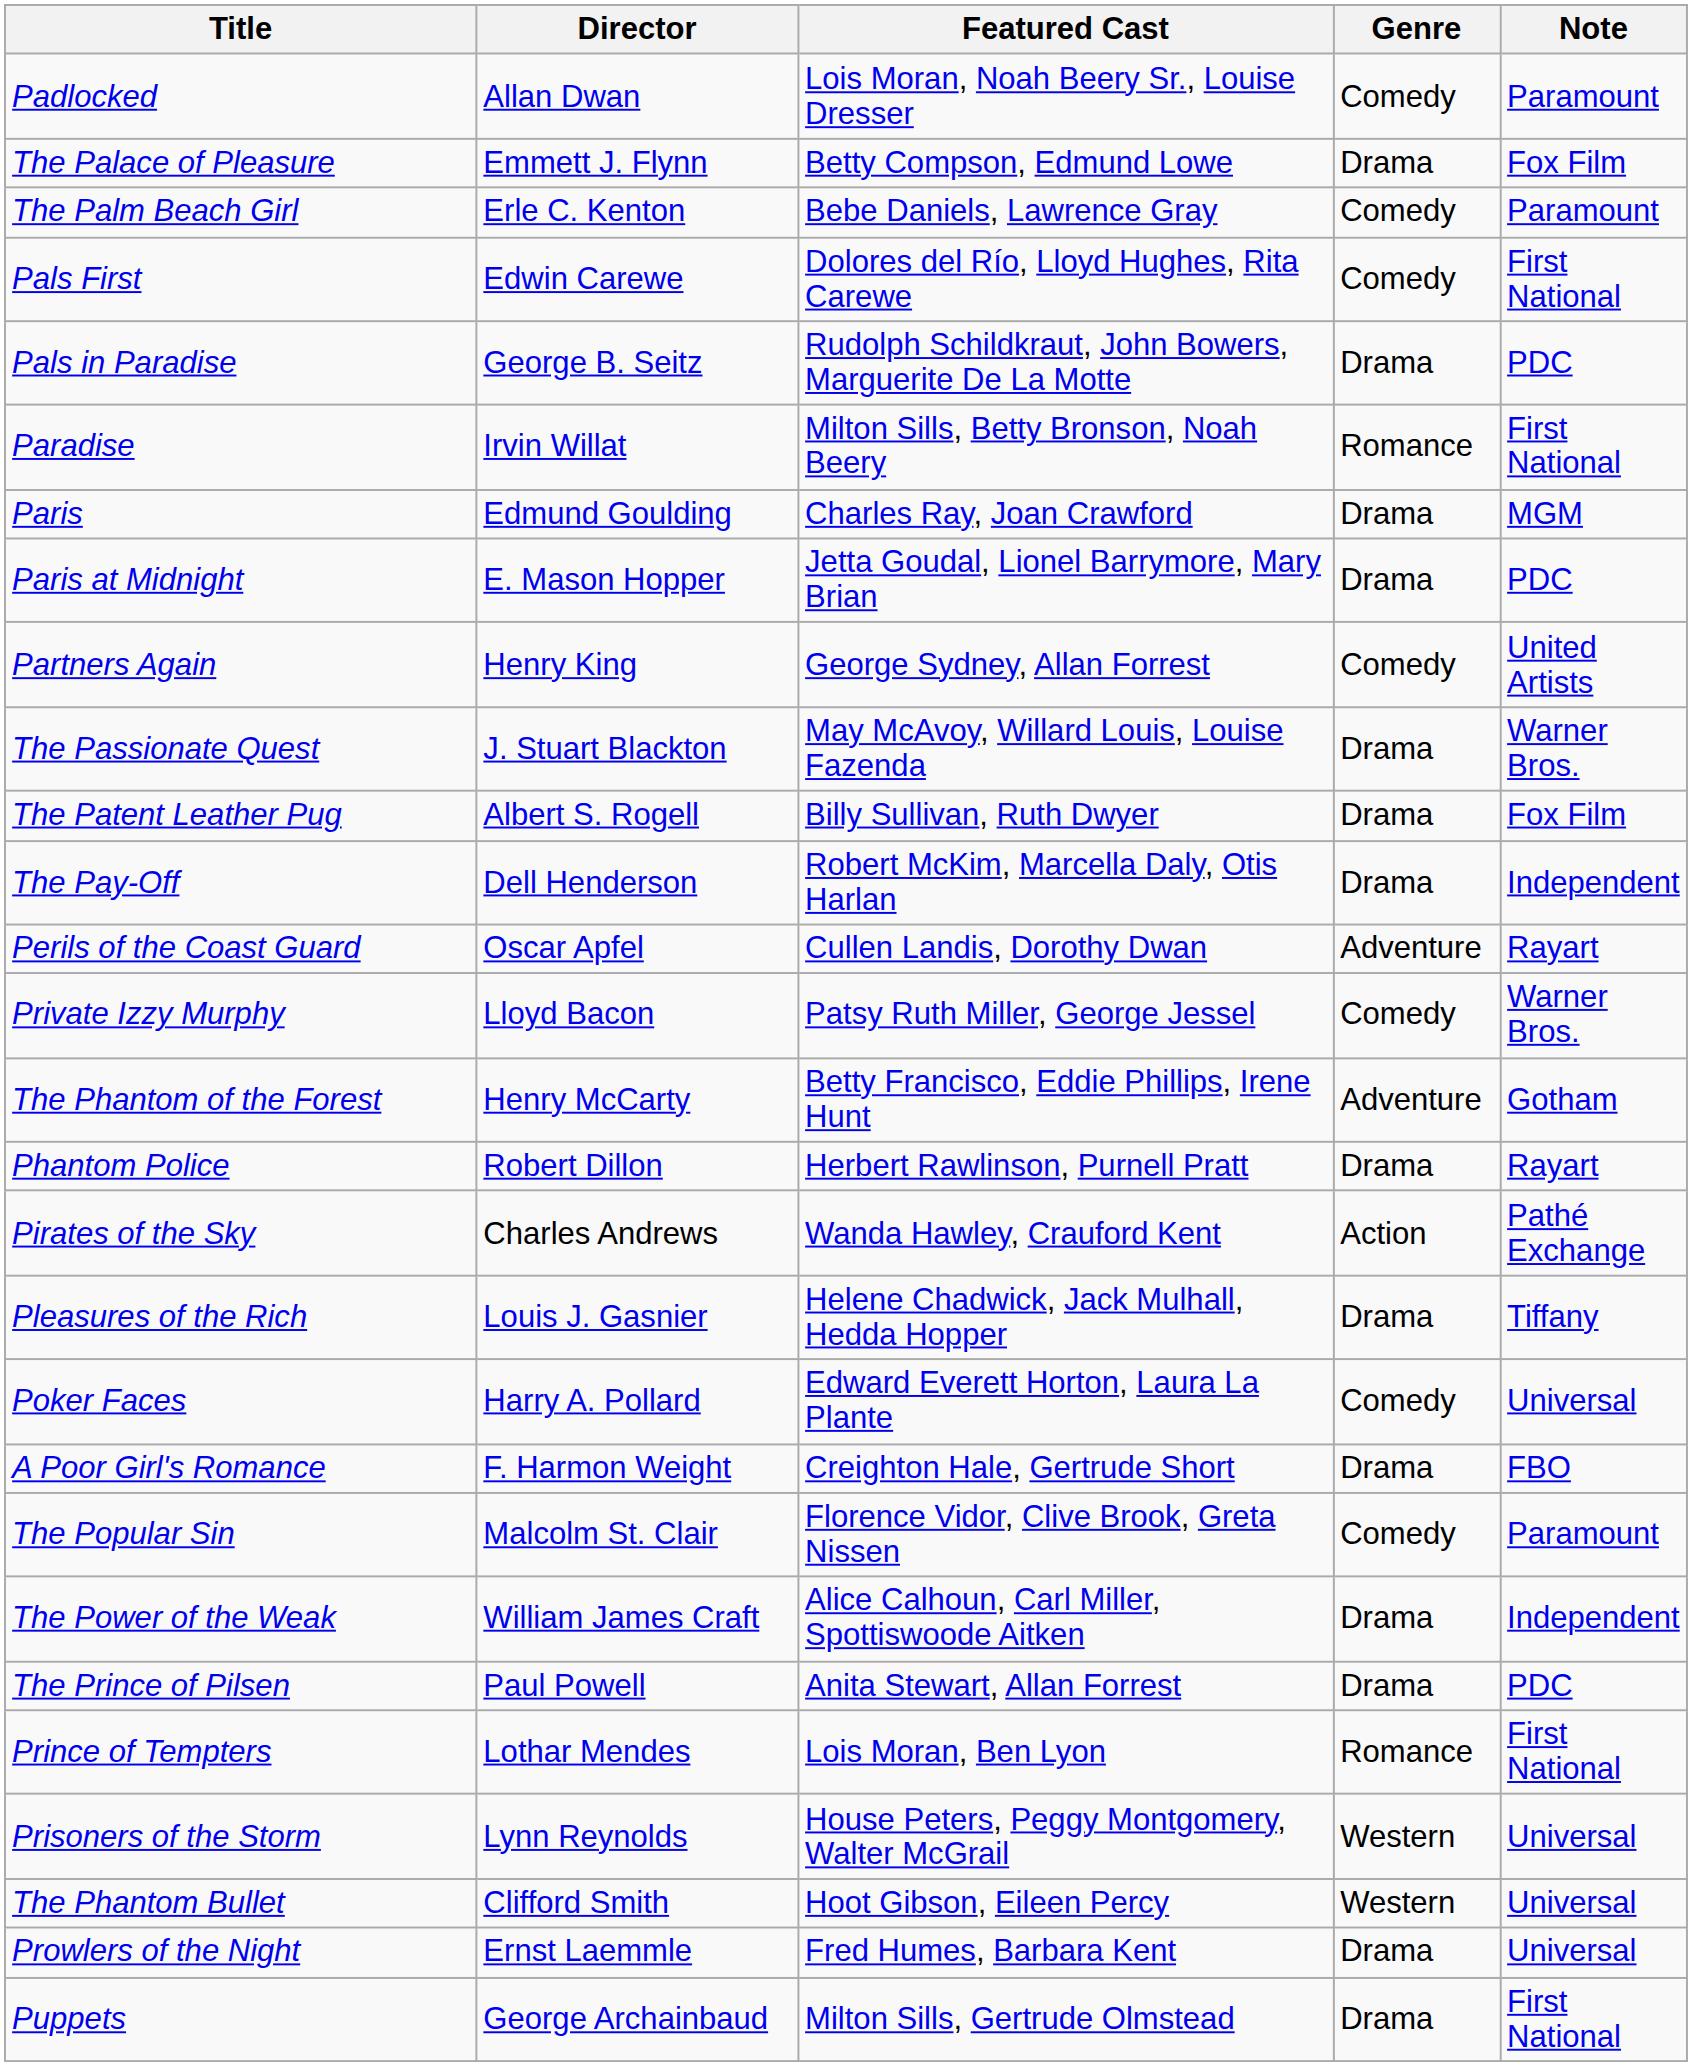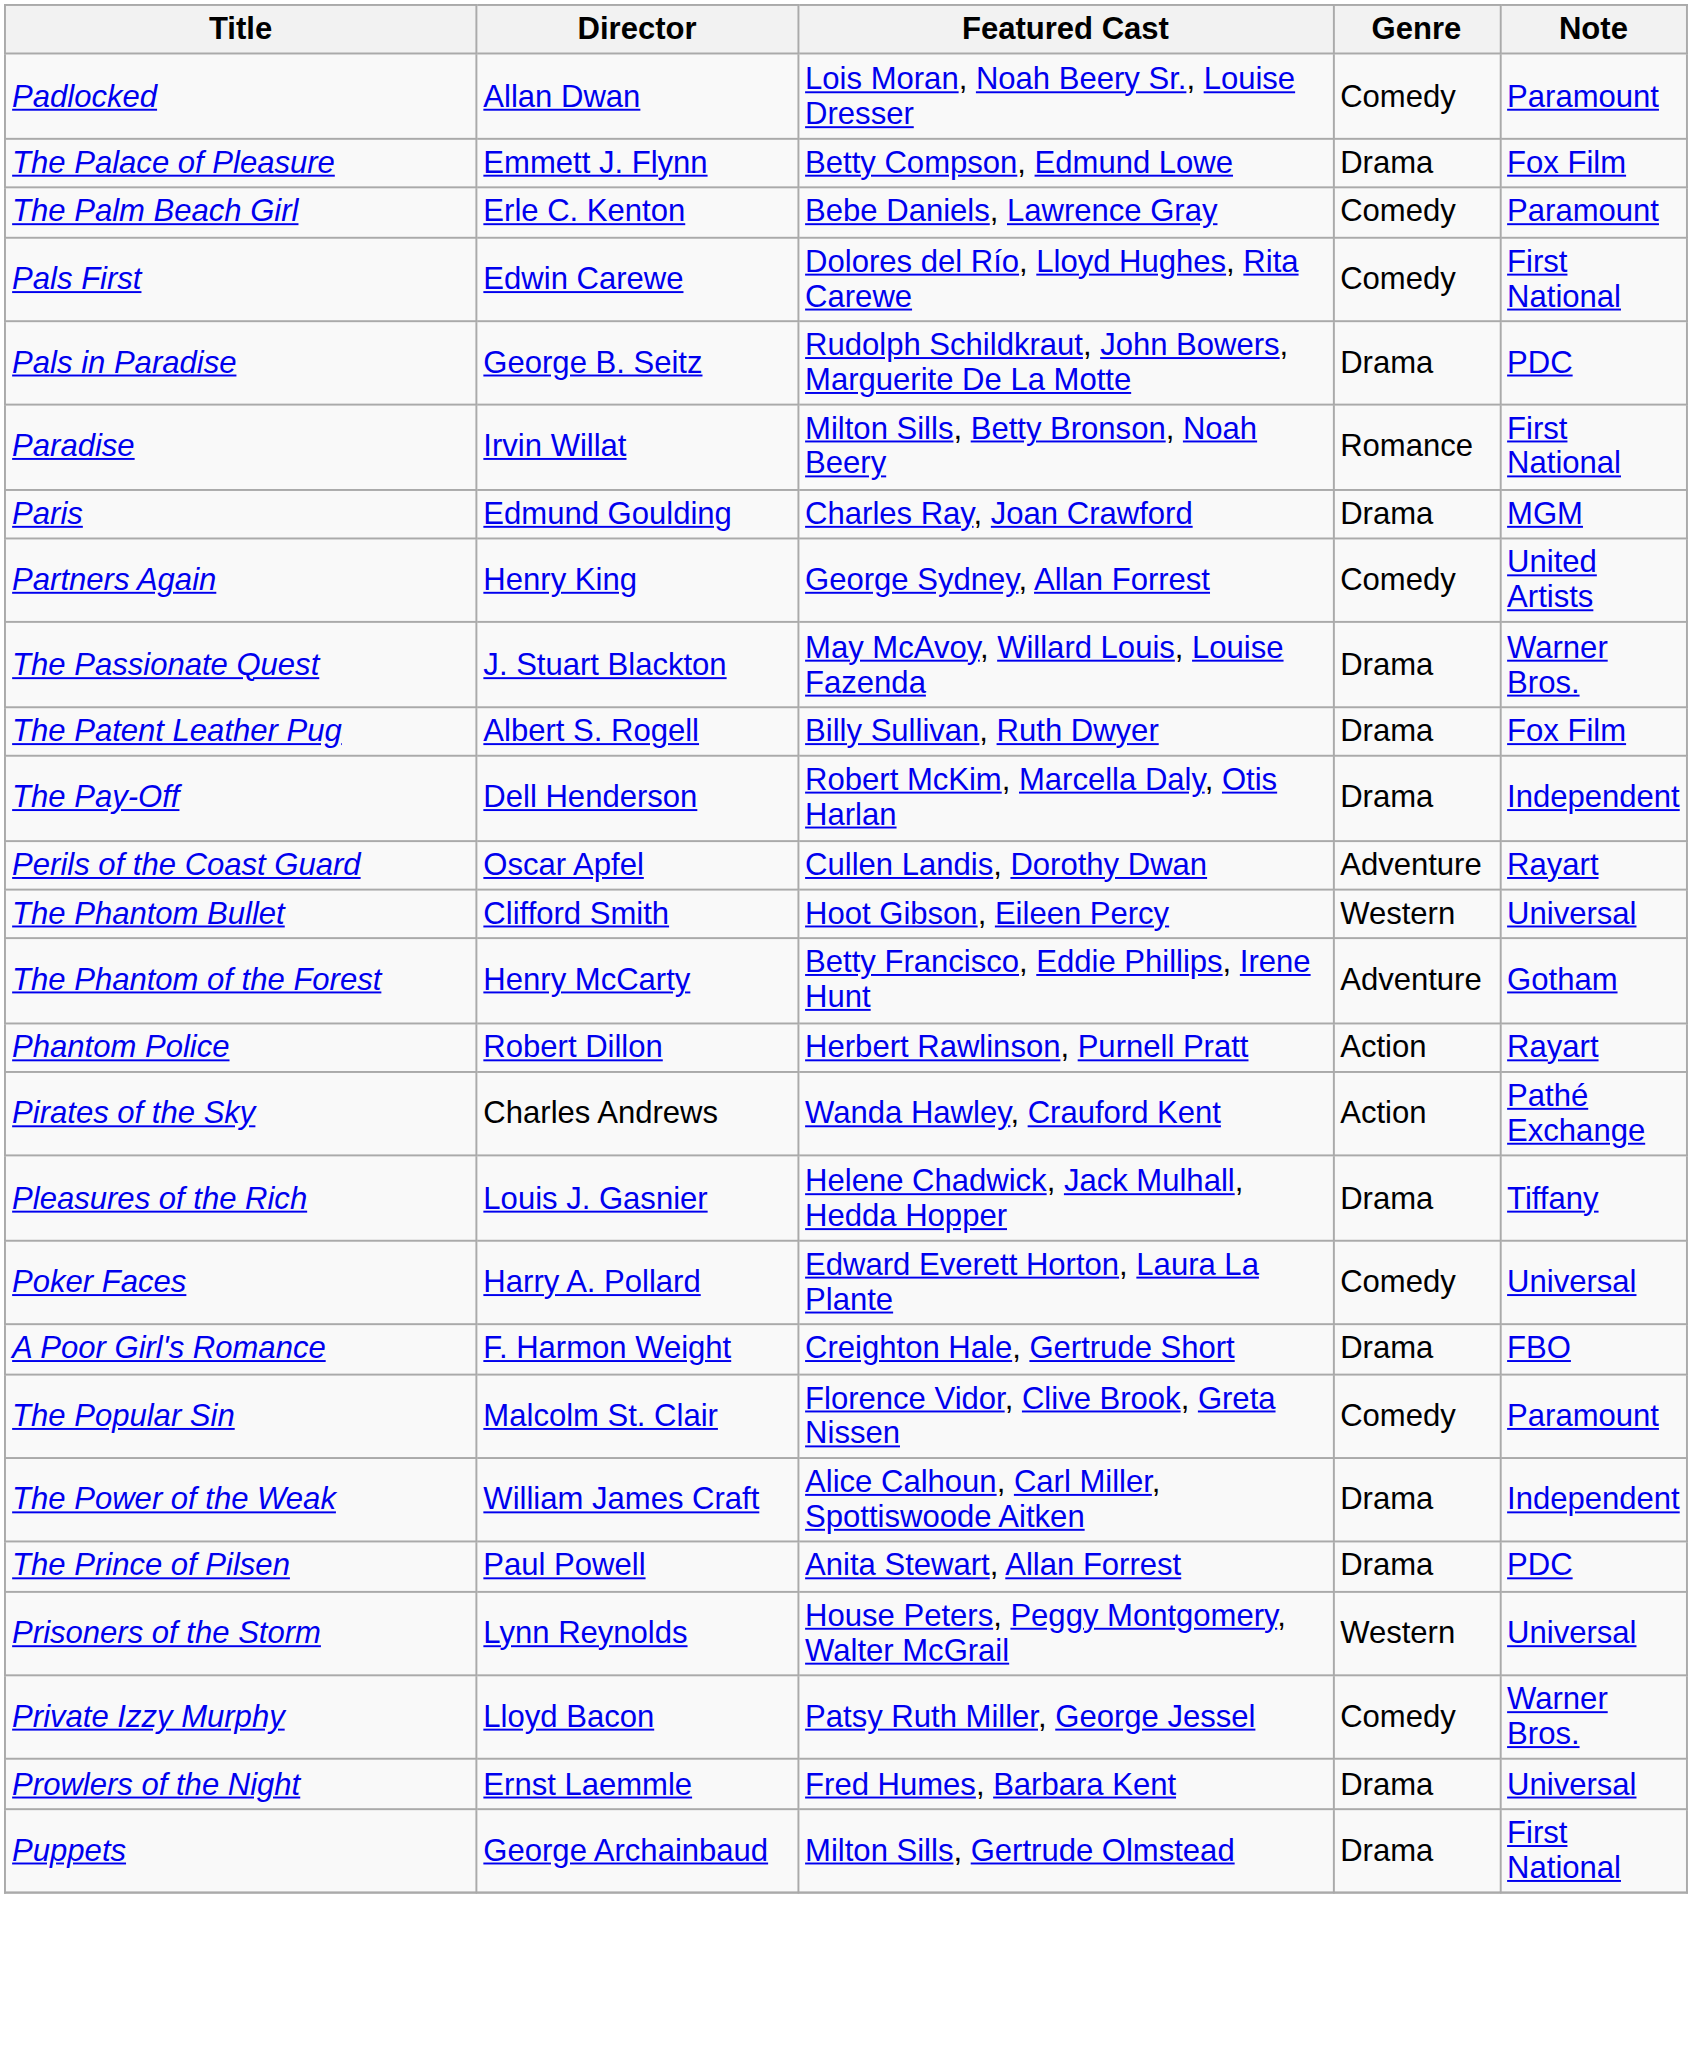- row: (128, 580)
rows swapped: (148, 1902) <-> (148, 1015)
(1387, 1165) Drama -> (1383, 1046) Action
- row: (142, 1751)
